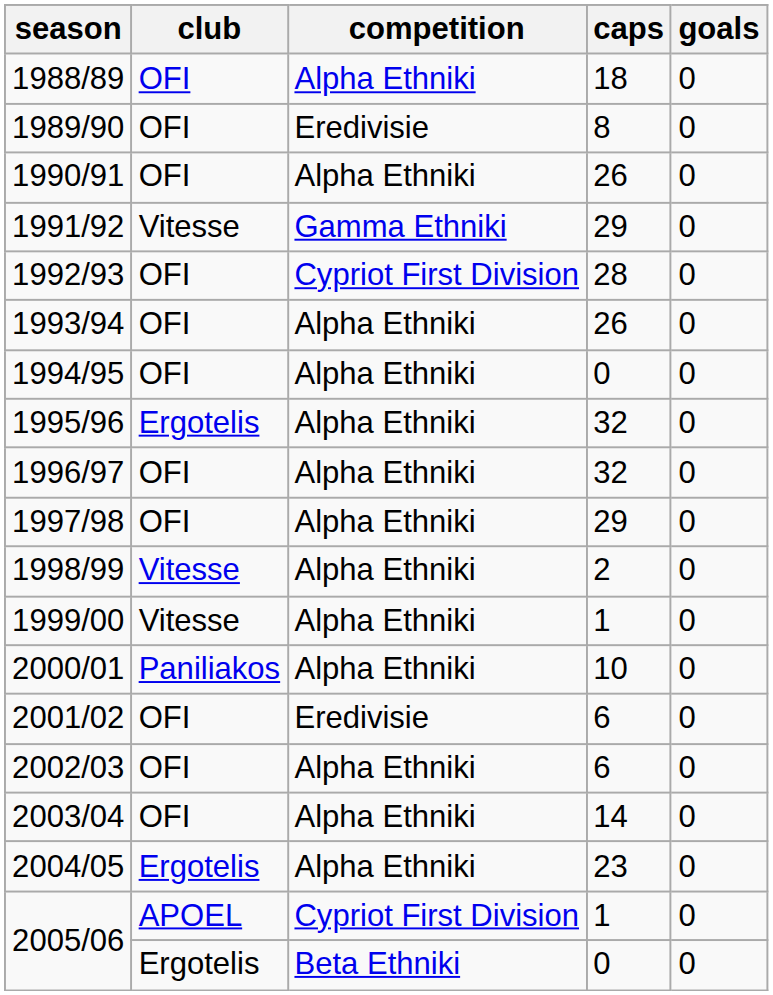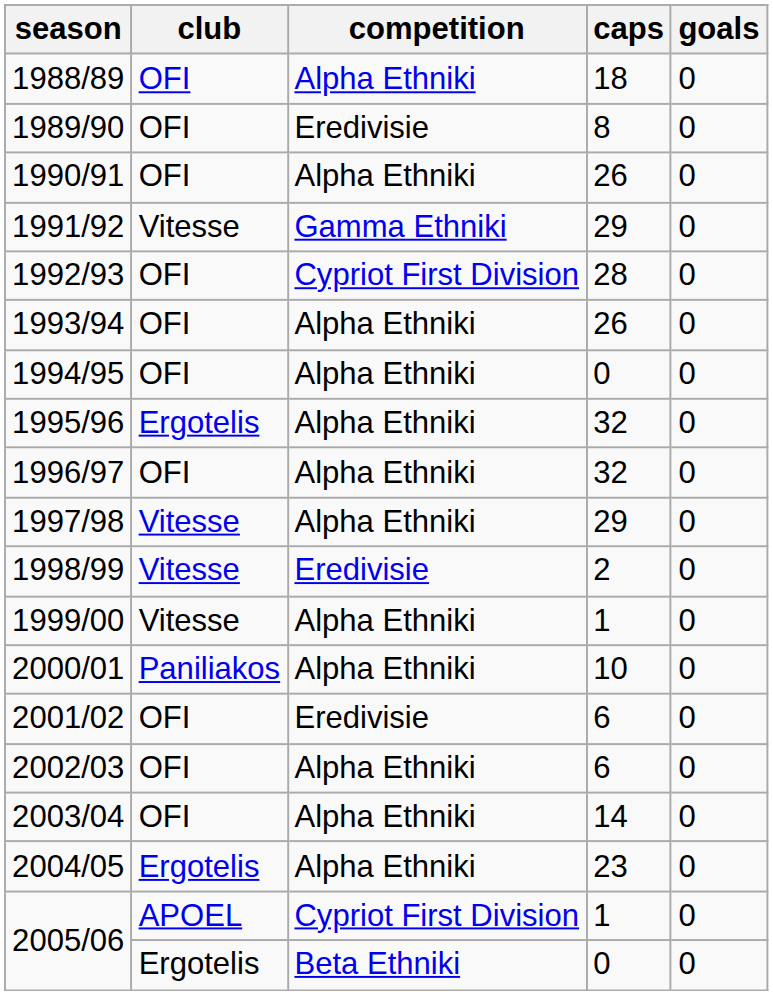(165, 521) OFI -> (189, 521) Vitesse
(385, 570) Alpha Ethniki -> (362, 570) Eredivisie
